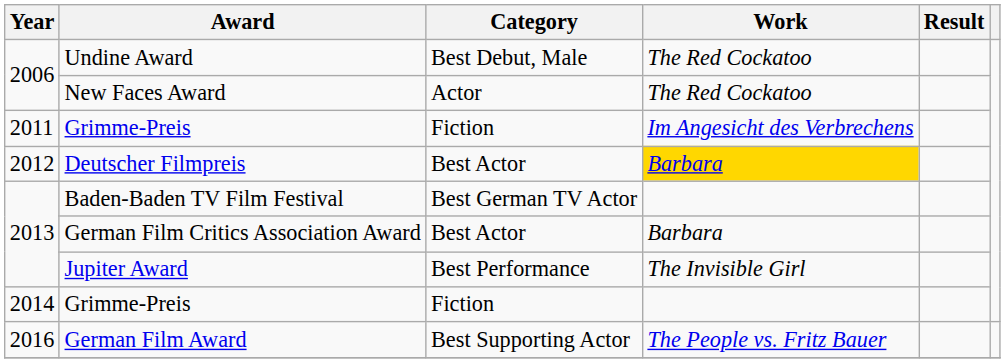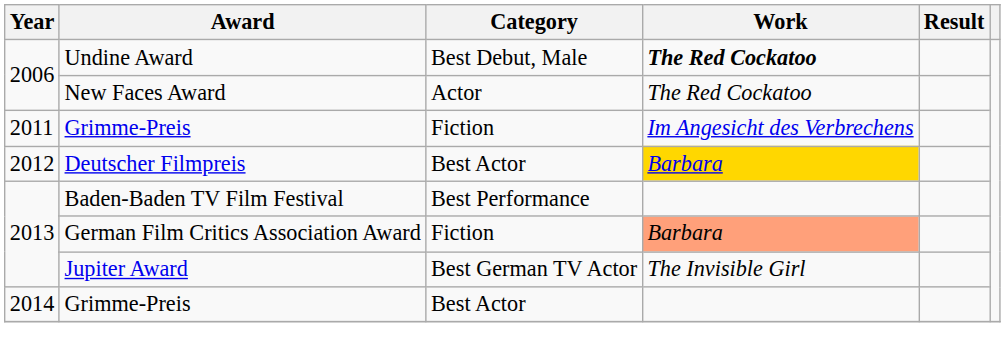(730, 57) normal -> (732, 57) bold
(534, 198) Best German TV Actor -> (510, 198) Best Performance
(478, 233) Best Actor -> (463, 233) Fiction
(685, 233) no background -> (685, 233) lightsalmon background
(510, 269) Best Performance -> (534, 269) Best German TV Actor
(463, 304) Fiction -> (478, 304) Best Actor
- row: (32, 339)
